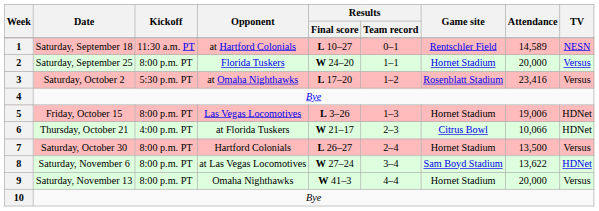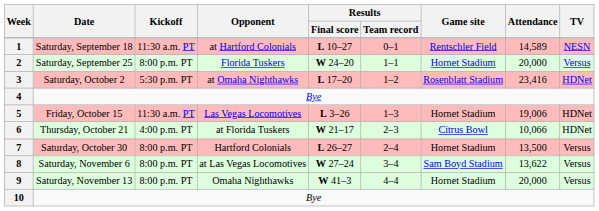(577, 80) Versus -> (577, 80) HDNet
(166, 113) 8:00 p.m. PT -> (166, 113) 11:30 a.m. PT
(577, 164) HDNet -> (577, 164) Versus
